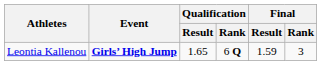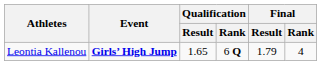(267, 51) 1.59 -> (267, 51) 1.79
(301, 51) 3 -> (301, 51) 4
